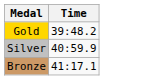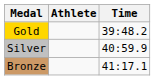+ column: (74, 13)
